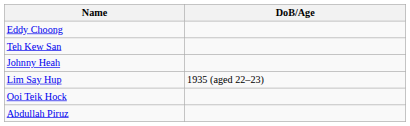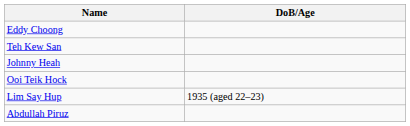rows swapped: (34, 80) <-> (37, 97)
